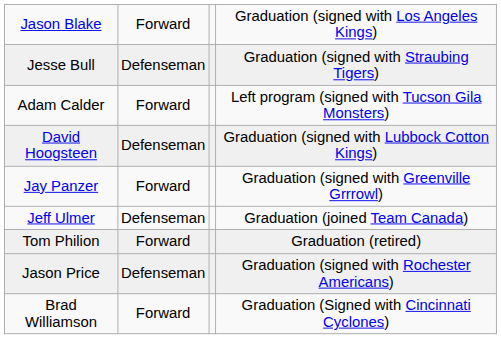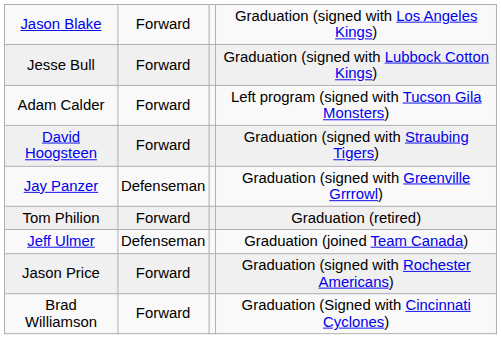(163, 65) Defenseman -> (163, 65) Forward
(356, 65) Graduation (signed with Straubing Tigers) -> (356, 65) Graduation (signed with Lubbock Cotton Kings)
(163, 145) Defenseman -> (163, 145) Forward
(356, 145) Graduation (signed with Lubbock Cotton Kings) -> (356, 145) Graduation (signed with Straubing Tigers)
(163, 186) Forward -> (163, 186) Defenseman
rows swapped: (61, 241) <-> (61, 217)
(163, 273) Defenseman -> (163, 273) Forward
